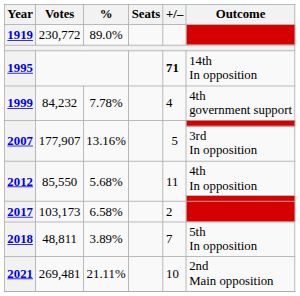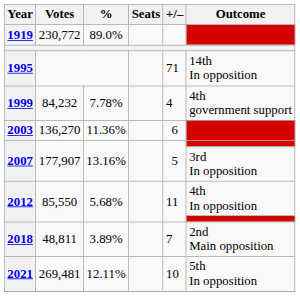(172, 68) bold -> (172, 68) normal
+ row: (20, 130)
- row: (20, 211)
(223, 239) 5th In opposition -> (231, 239) 2nd Main opposition
(106, 273) 21.11% -> (106, 273) 12.11%
(231, 273) 2nd Main opposition -> (223, 273) 5th In opposition
